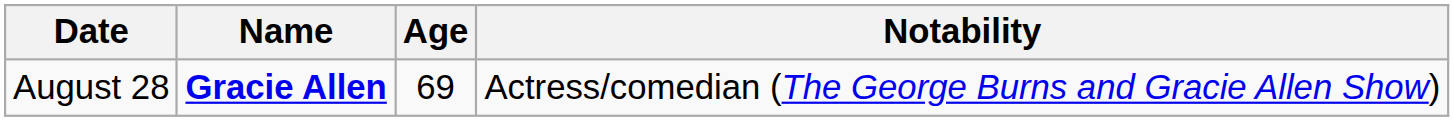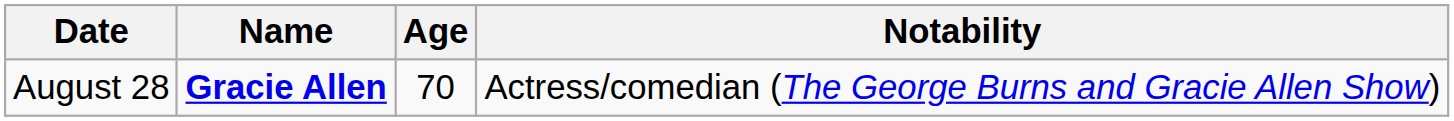(436, 87) 69 -> (436, 87) 70
